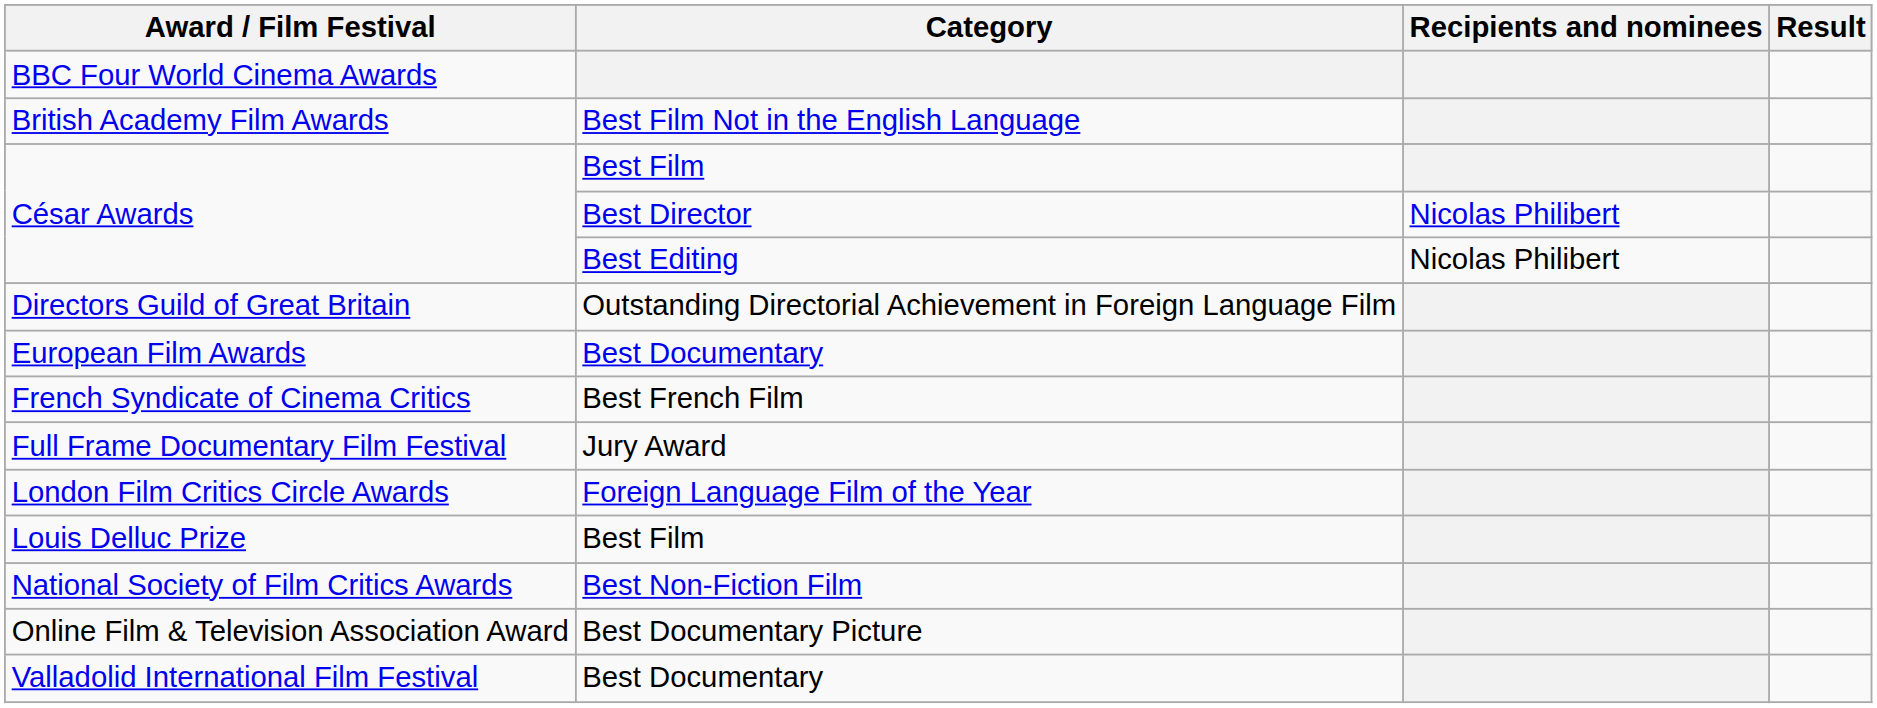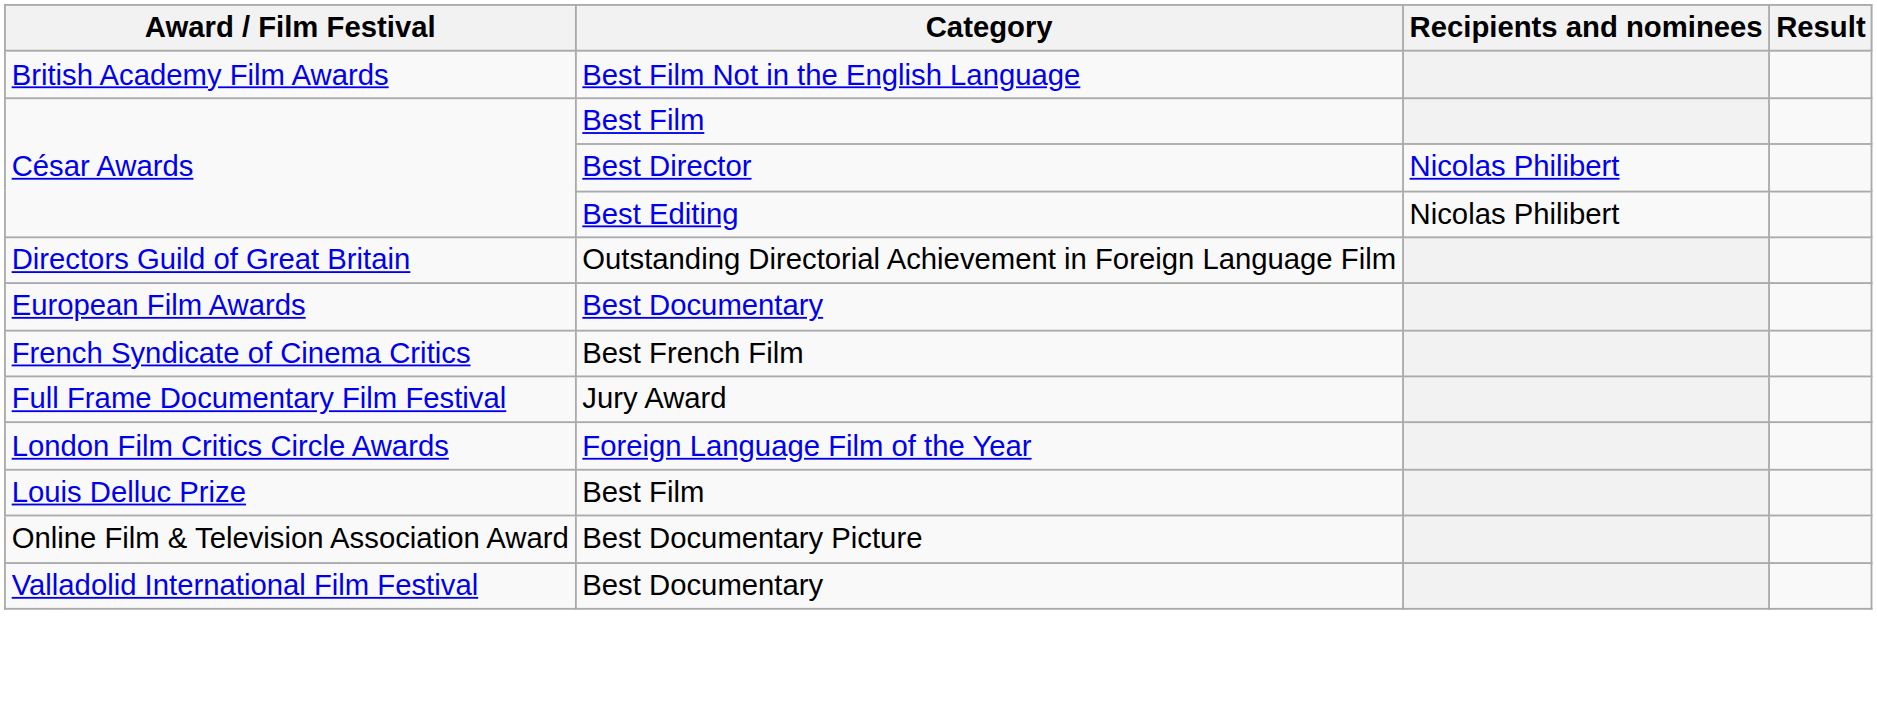- row: (224, 74)
- row: (262, 584)
